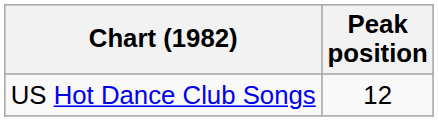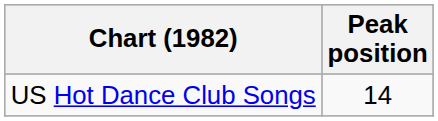(378, 94) 12 -> (378, 94) 14
